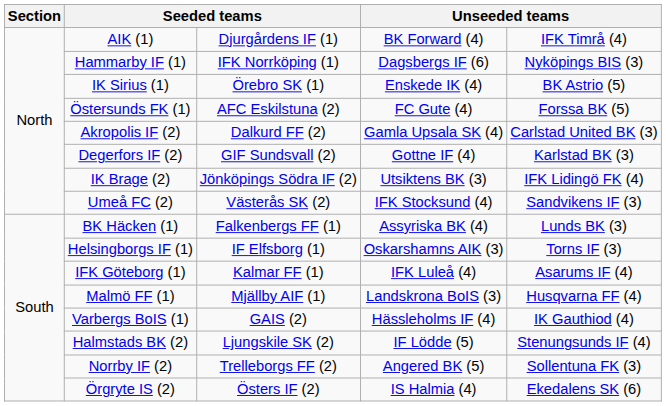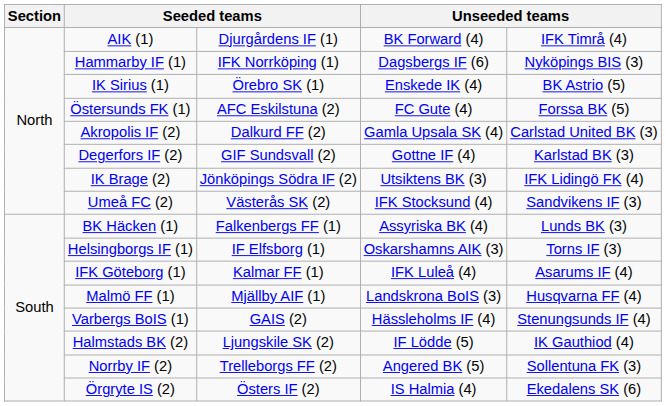(584, 319) IK Gauthiod (4) -> (584, 319) Stenungsunds IF (4)
(584, 343) Stenungsunds IF (4) -> (584, 343) IK Gauthiod (4)
